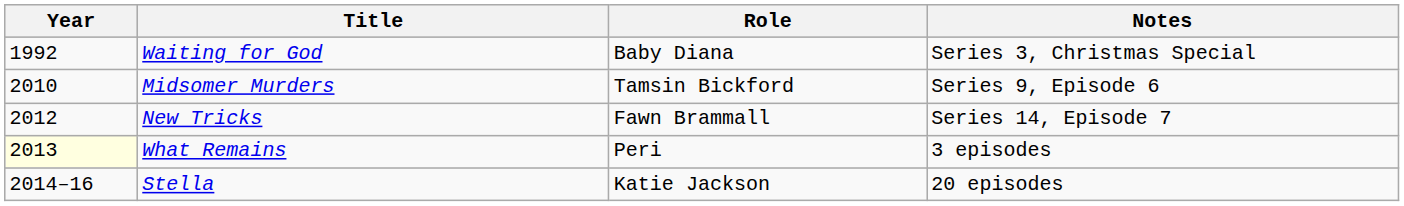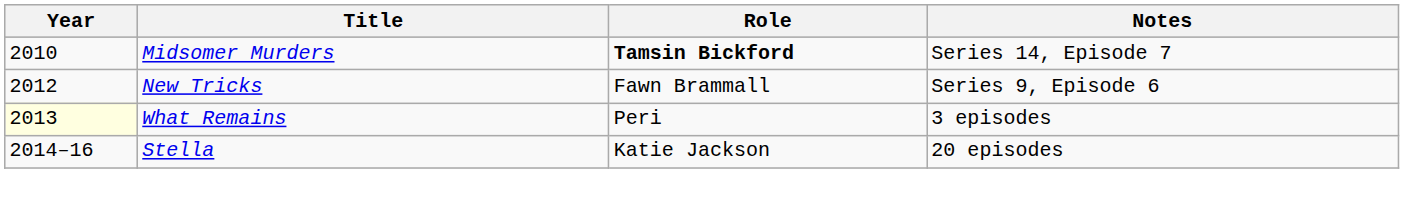- row: (232, 54)
(704, 86) normal -> (704, 54) bold
(1045, 86) Series 9, Episode 6 -> (1051, 54) Series 14, Episode 7
(1051, 119) Series 14, Episode 7 -> (1045, 86) Series 9, Episode 6
